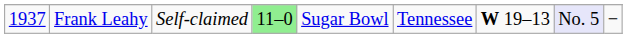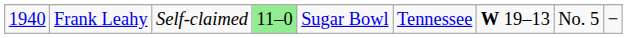(27, 19) 1937 -> (27, 19) 1940
(579, 19) lavender background -> (579, 19) no background
